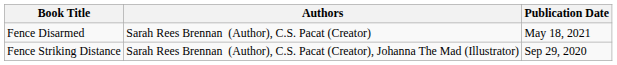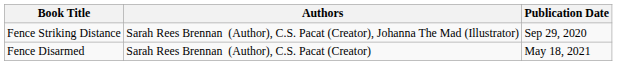rows swapped: (64, 51) <-> (46, 32)
